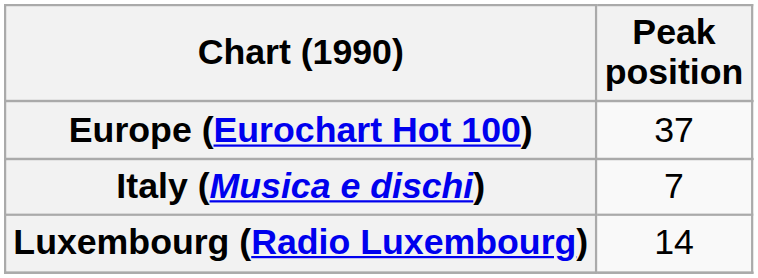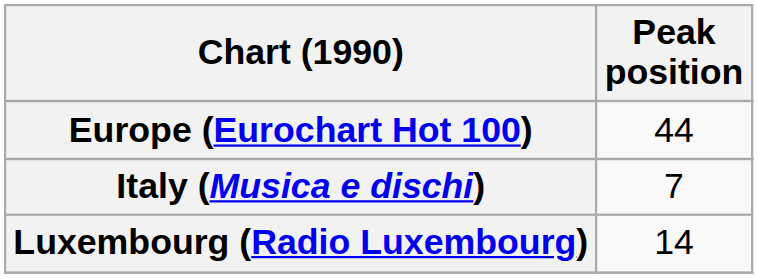(674, 129) 37 -> (674, 129) 44
